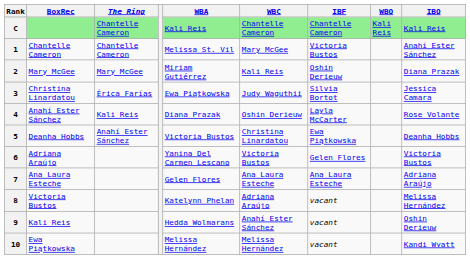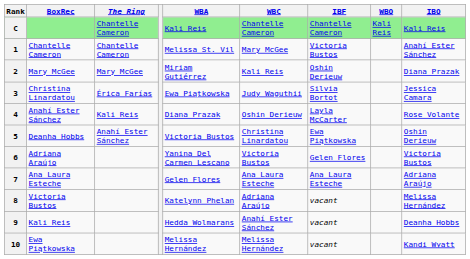(432, 136) Deanha Hobbs -> (420, 136) Oshin Derieuw
(420, 222) Oshin Derieuw -> (432, 222) Deanha Hobbs
